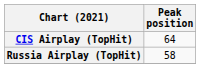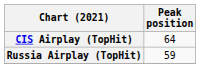(170, 55) 58 -> (170, 55) 59
